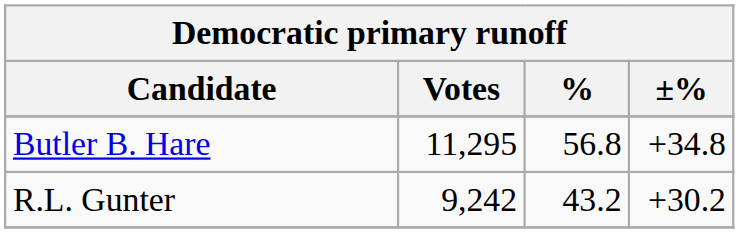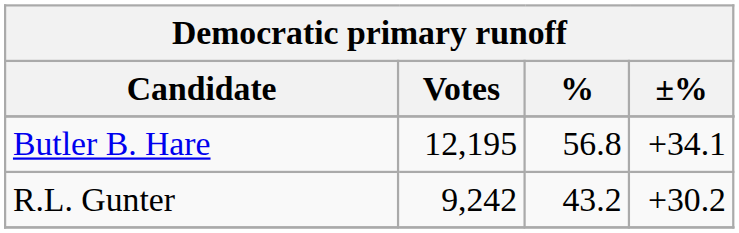(471, 144) 11,295 -> (471, 144) 12,195
(687, 144) +34.8 -> (687, 144) +34.1
